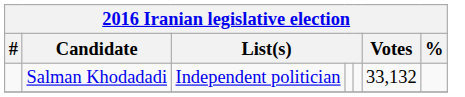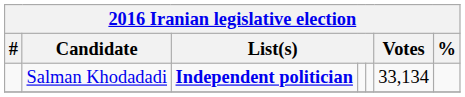(258, 77) normal -> (264, 77) bold
(391, 77) 33,132 -> (404, 77) 33,134
